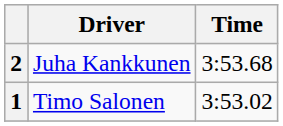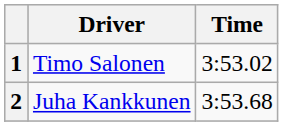rows swapped: (16, 101) <-> (16, 62)
